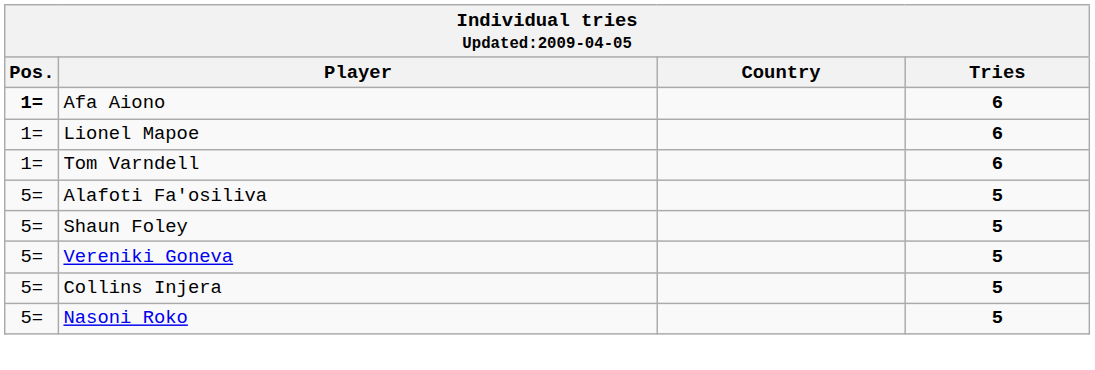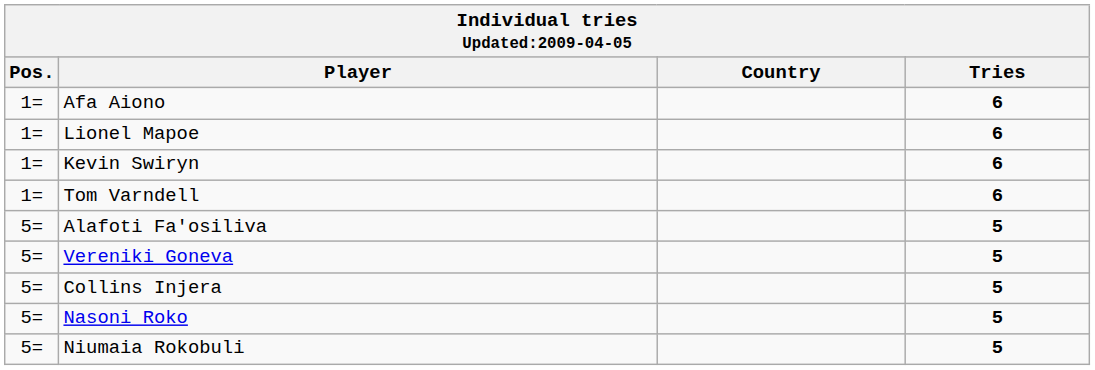(32, 103) bold -> (32, 103) normal
+ row: (131, 165)
- row: (126, 226)
+ row: (154, 349)
